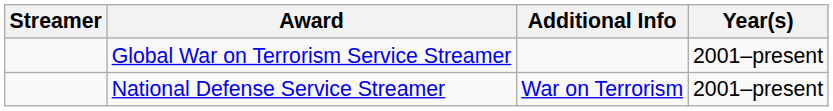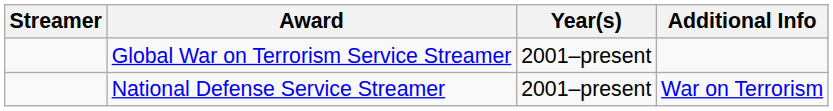columns swapped: (758, 21) <-> (602, 21)
